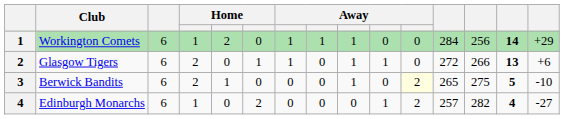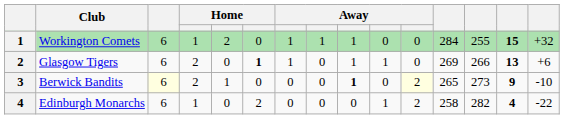(480, 40) 256 -> (480, 40) 255
(512, 40) 14 -> (512, 40) 15
(544, 40) +29 -> (544, 40) +32
(259, 61) normal -> (259, 61) bold
(449, 61) 272 -> (449, 61) 269
(164, 82) no background -> (164, 82) lightyellow background
(354, 82) normal -> (354, 82) bold
(480, 82) 275 -> (480, 82) 273
(512, 82) 5 -> (512, 82) 9
(449, 102) 257 -> (449, 102) 258
(544, 102) -27 -> (544, 102) -22
